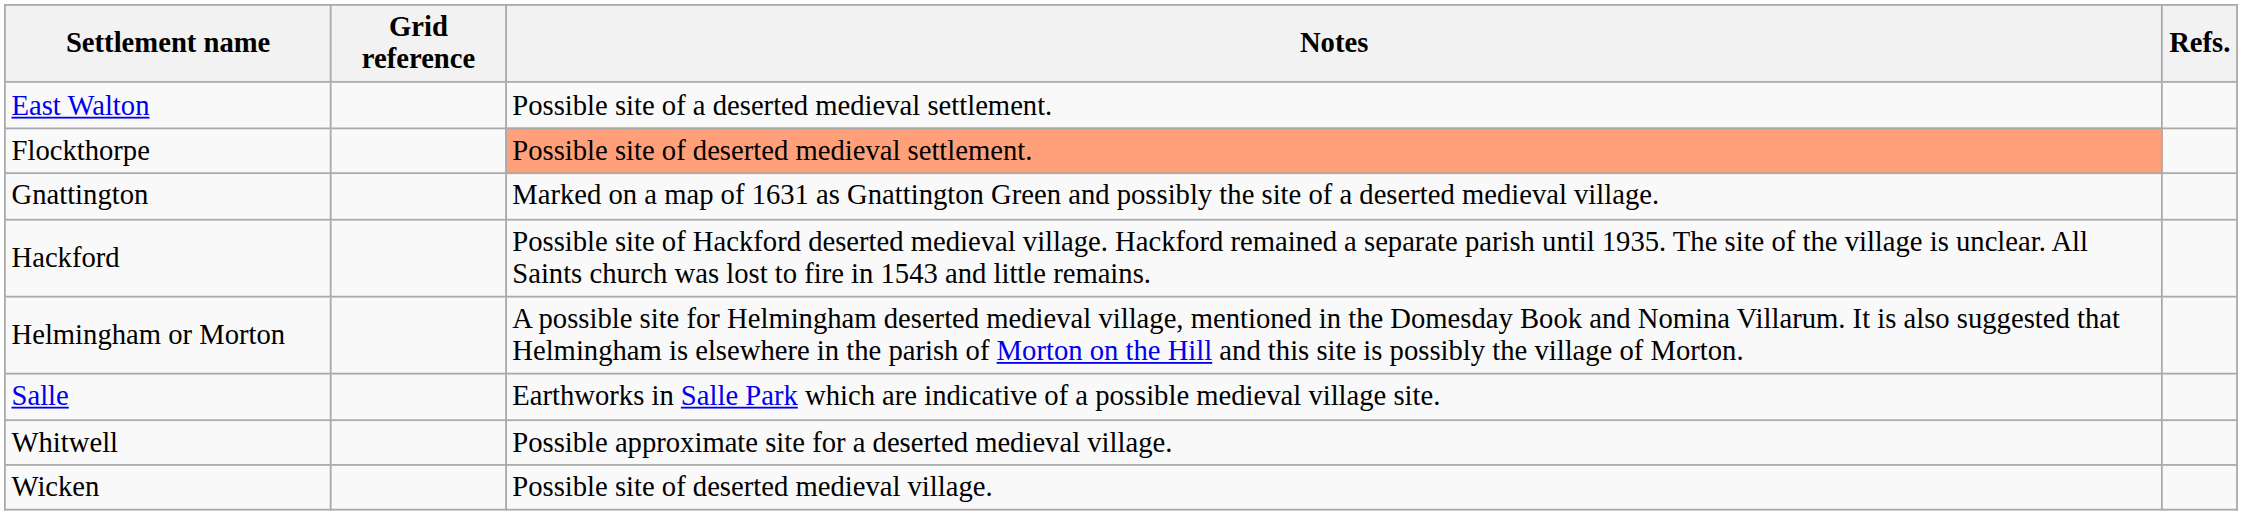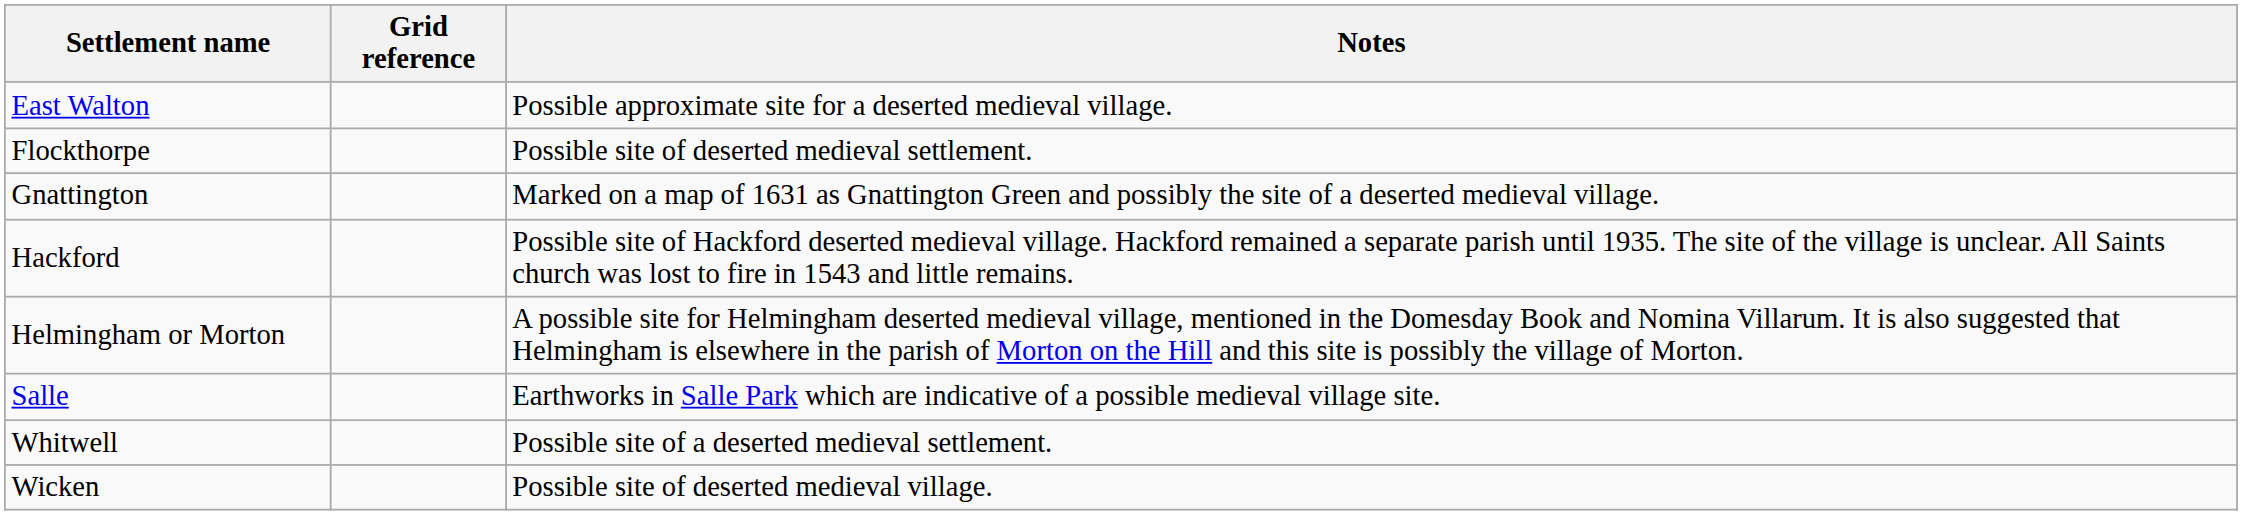- column: (2200, 43)
(782, 104) Possible site of a deserted medieval settlement. -> (842, 104) Possible approximate site for a deserted medieval village.
(772, 150) lightsalmon background -> (772, 150) no background
(842, 441) Possible approximate site for a deserted medieval village. -> (782, 441) Possible site of a deserted medieval settlement.
